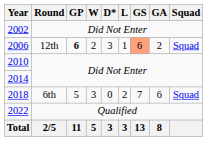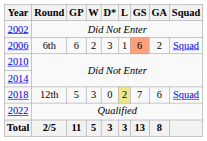(49, 45) 12th -> (49, 45) 6th
(76, 45) bold -> (76, 45) normal
(49, 95) 6th -> (49, 95) 12th
(125, 95) no background -> (125, 95) khaki background
